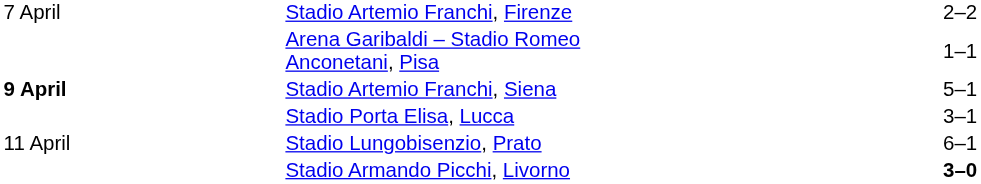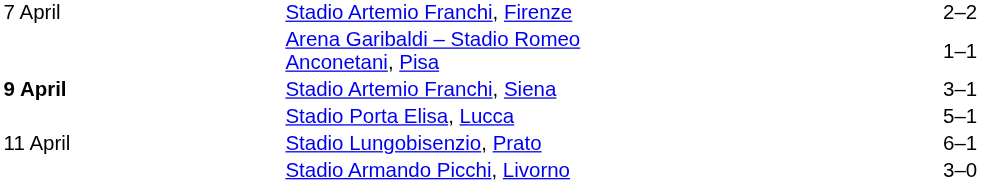(960, 89) 5–1 -> (960, 89) 3–1
(960, 116) 3–1 -> (960, 116) 5–1
(960, 170) bold -> (960, 170) normal
